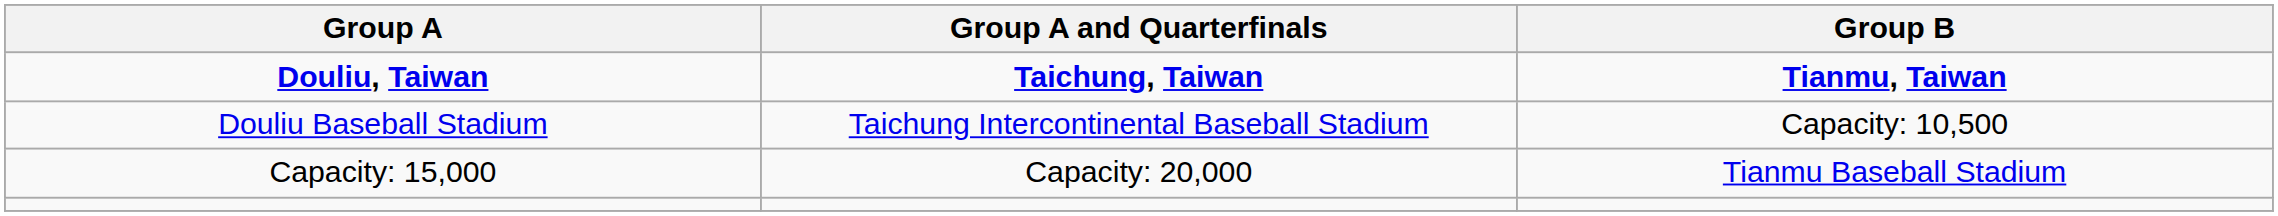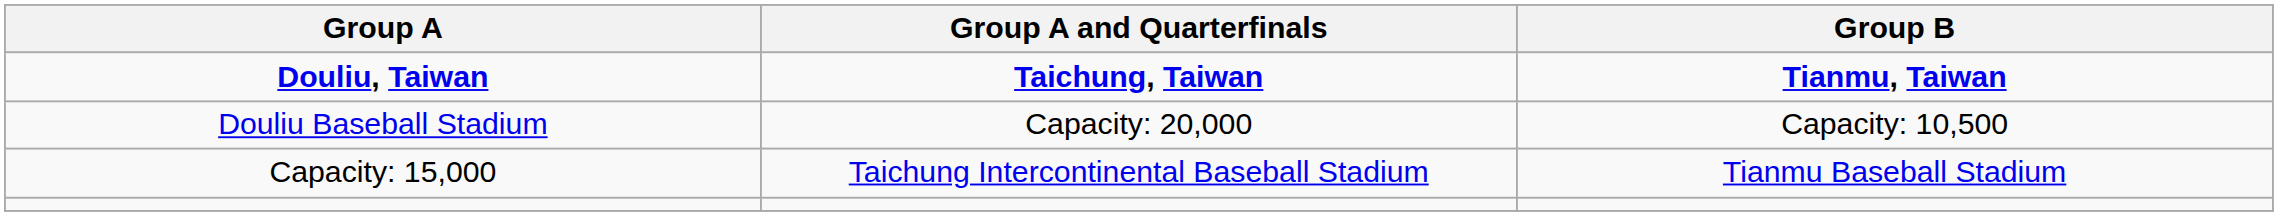(1139, 124) Taichung Intercontinental Baseball Stadium -> (1139, 124) Capacity: 20,000
(1139, 172) Capacity: 20,000 -> (1139, 172) Taichung Intercontinental Baseball Stadium
